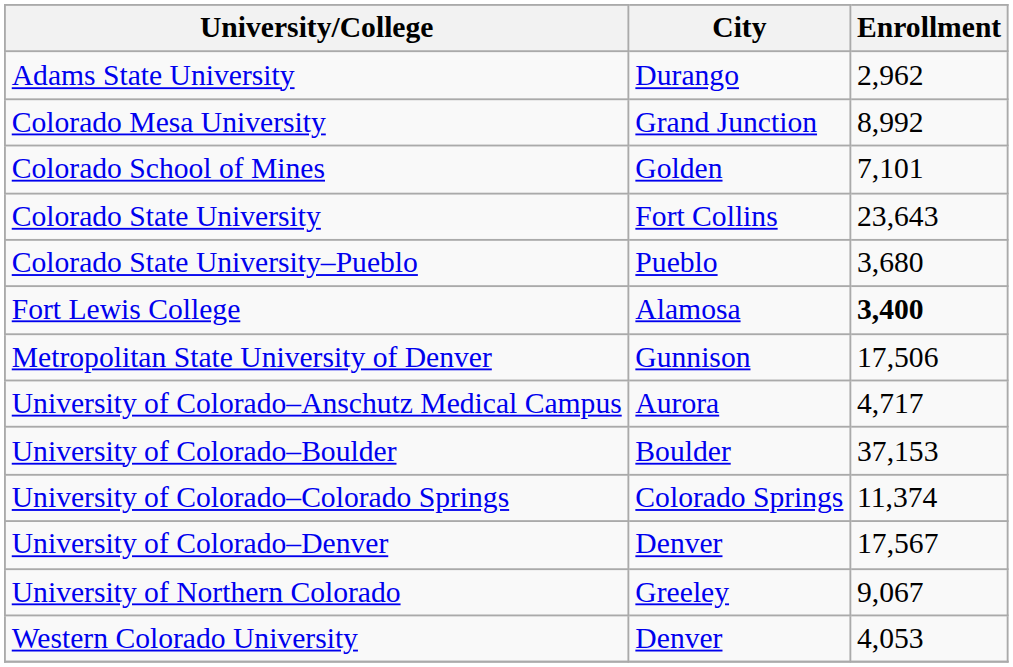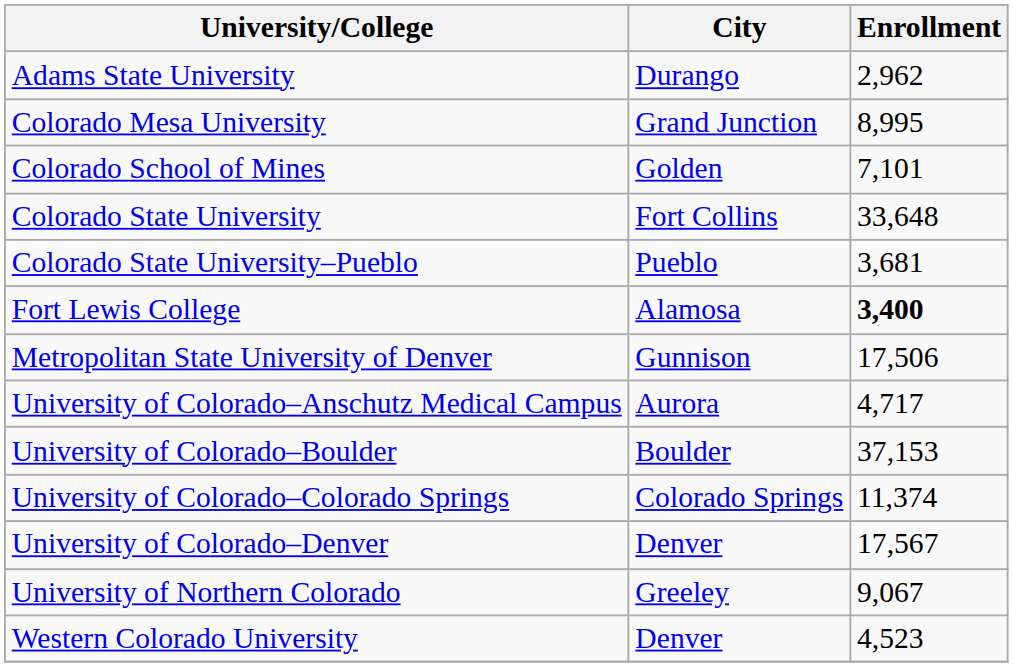(890, 121) 8,992 -> (890, 121) 8,995
(898, 215) 23,643 -> (898, 215) 33,648
(890, 262) 3,680 -> (890, 262) 3,681
(890, 638) 4,053 -> (890, 638) 4,523
